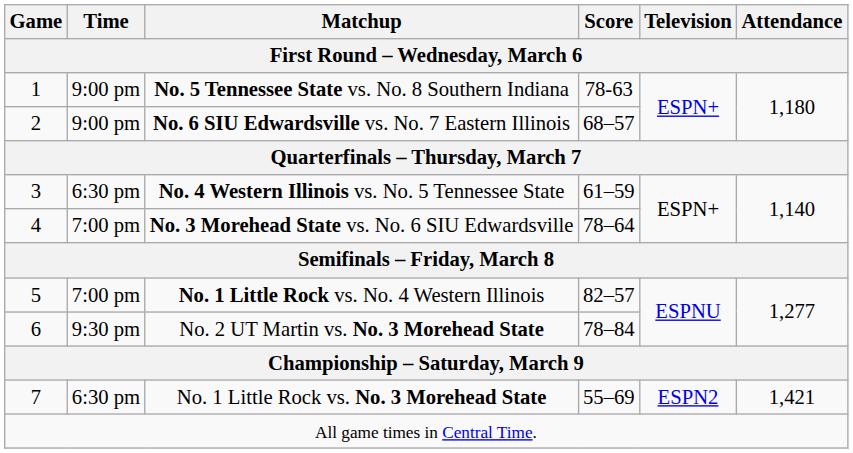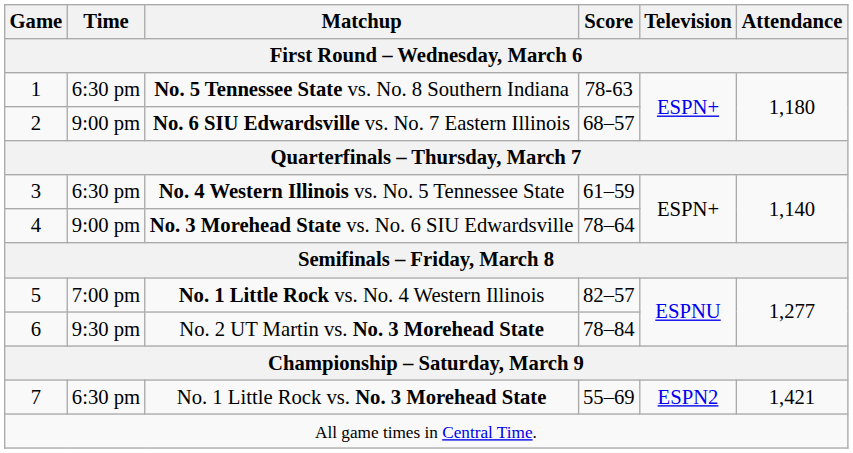(106, 89) 9:00 pm -> (106, 89) 6:30 pm
(106, 226) 7:00 pm -> (106, 226) 9:00 pm
